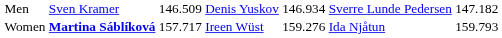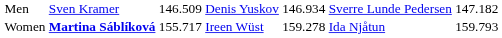(180, 27) 157.717 -> (180, 27) 155.717
(304, 27) 159.276 -> (304, 27) 159.278
